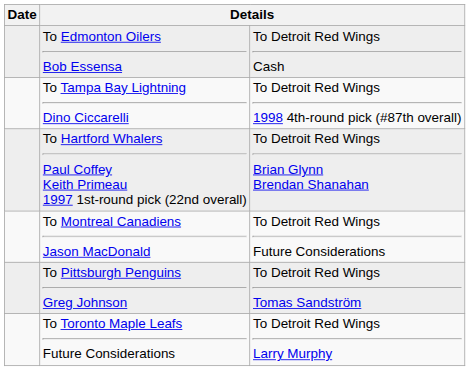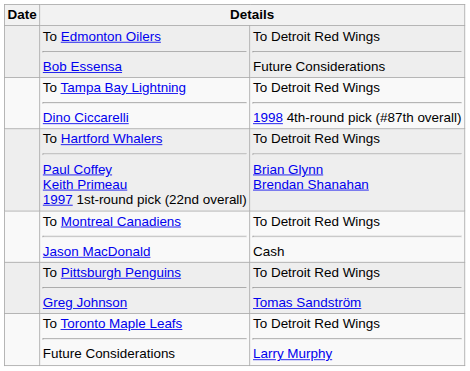(357, 51) To Detroit Red Wings Cash -> (357, 51) To Detroit Red Wings Future Considerations
(357, 236) To Detroit Red Wings Future Considerations -> (357, 236) To Detroit Red Wings Cash
